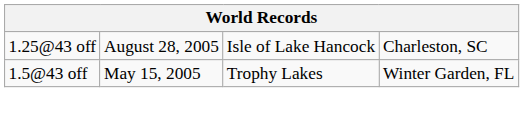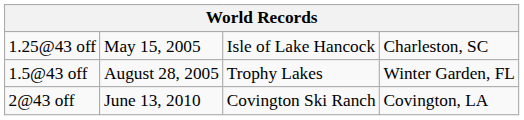(161, 45) August 28, 2005 -> (152, 45) May 15, 2005
(152, 73) May 15, 2005 -> (161, 73) August 28, 2005
+ row: (42, 100)
